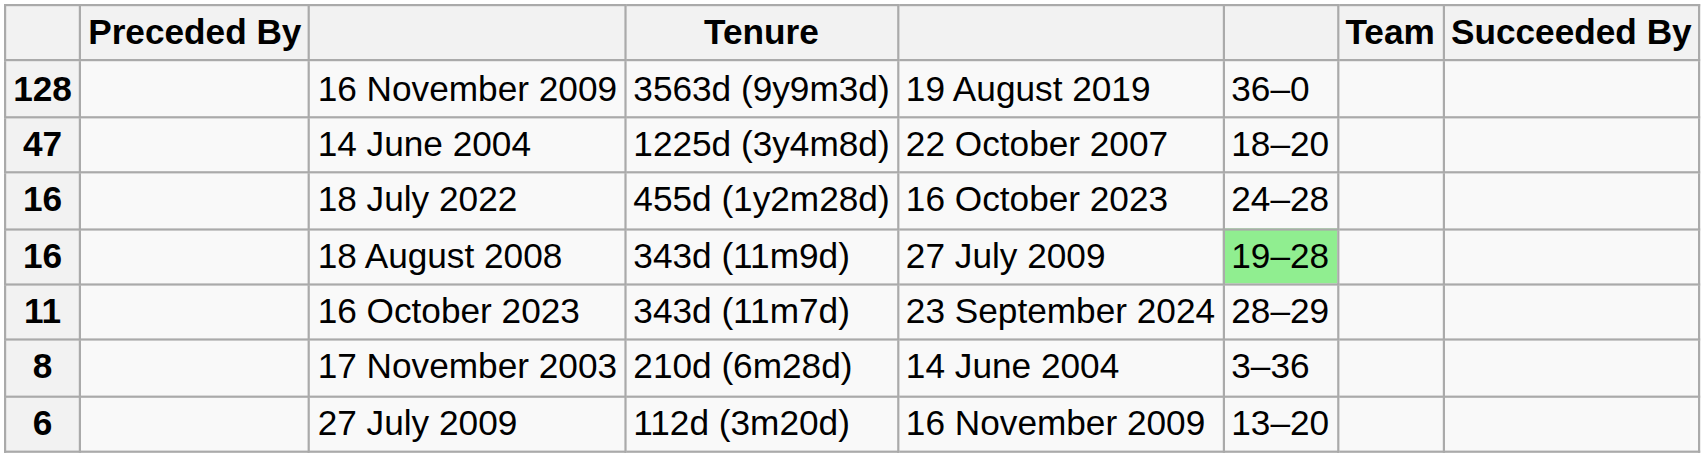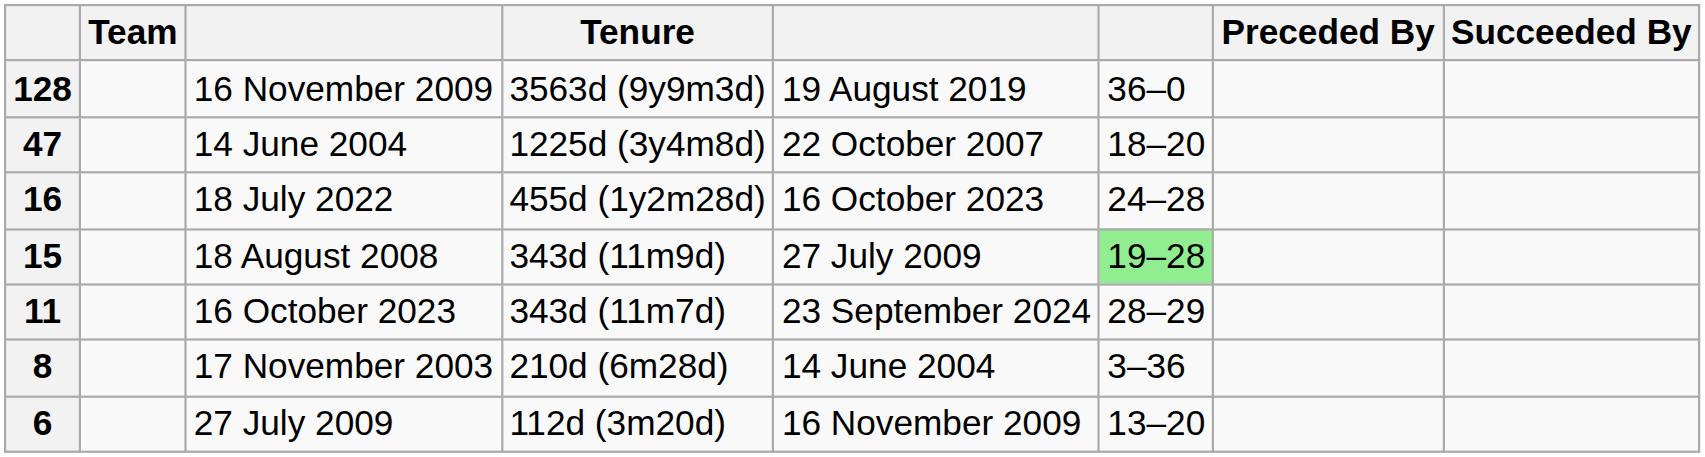columns swapped: (1390, 32) <-> (195, 32)
(43, 255) 16 -> (43, 255) 15
